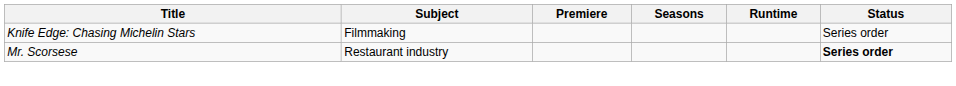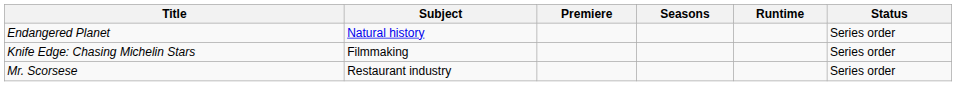+ row: (59, 33)
(858, 52) bold -> (863, 71) normal
